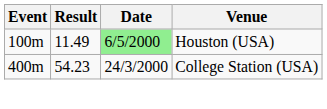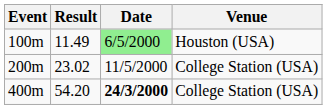+ row: (26, 66)
(72, 66) 54.23 -> (72, 91) 54.20
(136, 66) normal -> (136, 91) bold
